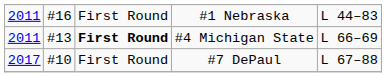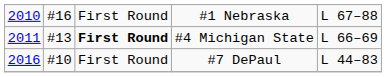(24, 16) 2011 -> (24, 16) 2010
(349, 16) L 44–83 -> (349, 16) L 67–88
(24, 60) 2017 -> (24, 60) 2016
(349, 60) L 67–88 -> (349, 60) L 44–83
